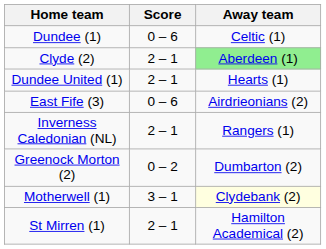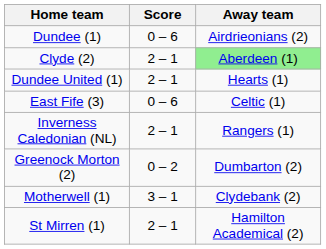(258, 36) Celtic (1) -> (258, 36) Airdrieonians (2)
(258, 101) Airdrieonians (2) -> (258, 101) Celtic (1)
(258, 196) lightyellow background -> (258, 196) no background
